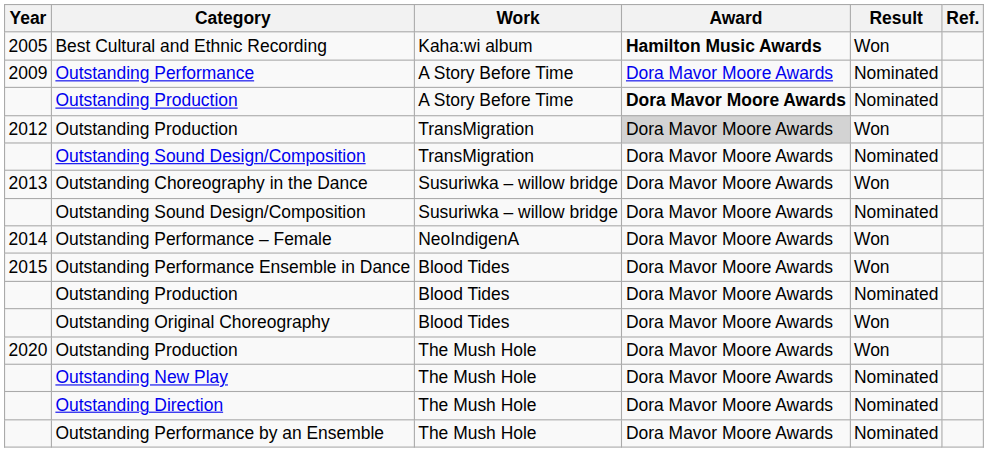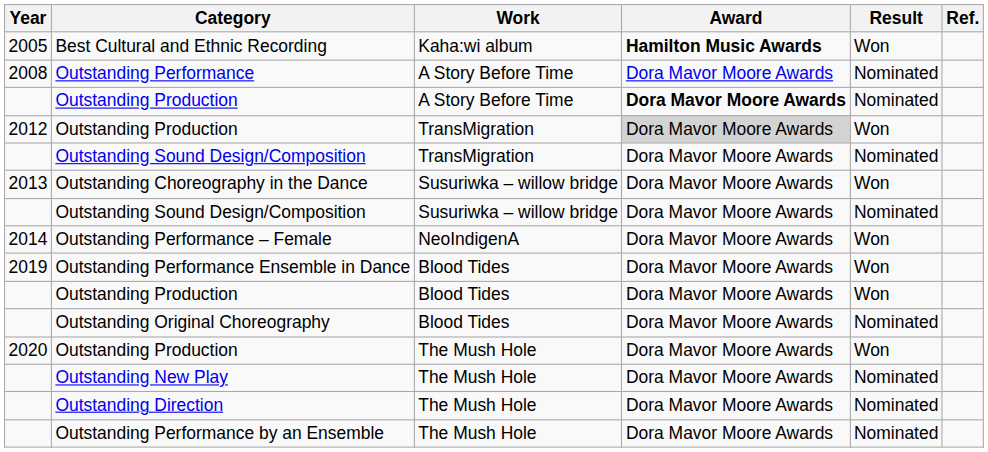(28, 73) 2009 -> (28, 73) 2008
(28, 267) 2015 -> (28, 267) 2019
(896, 294) Nominated -> (872, 294) Won
(872, 322) Won -> (896, 322) Nominated
